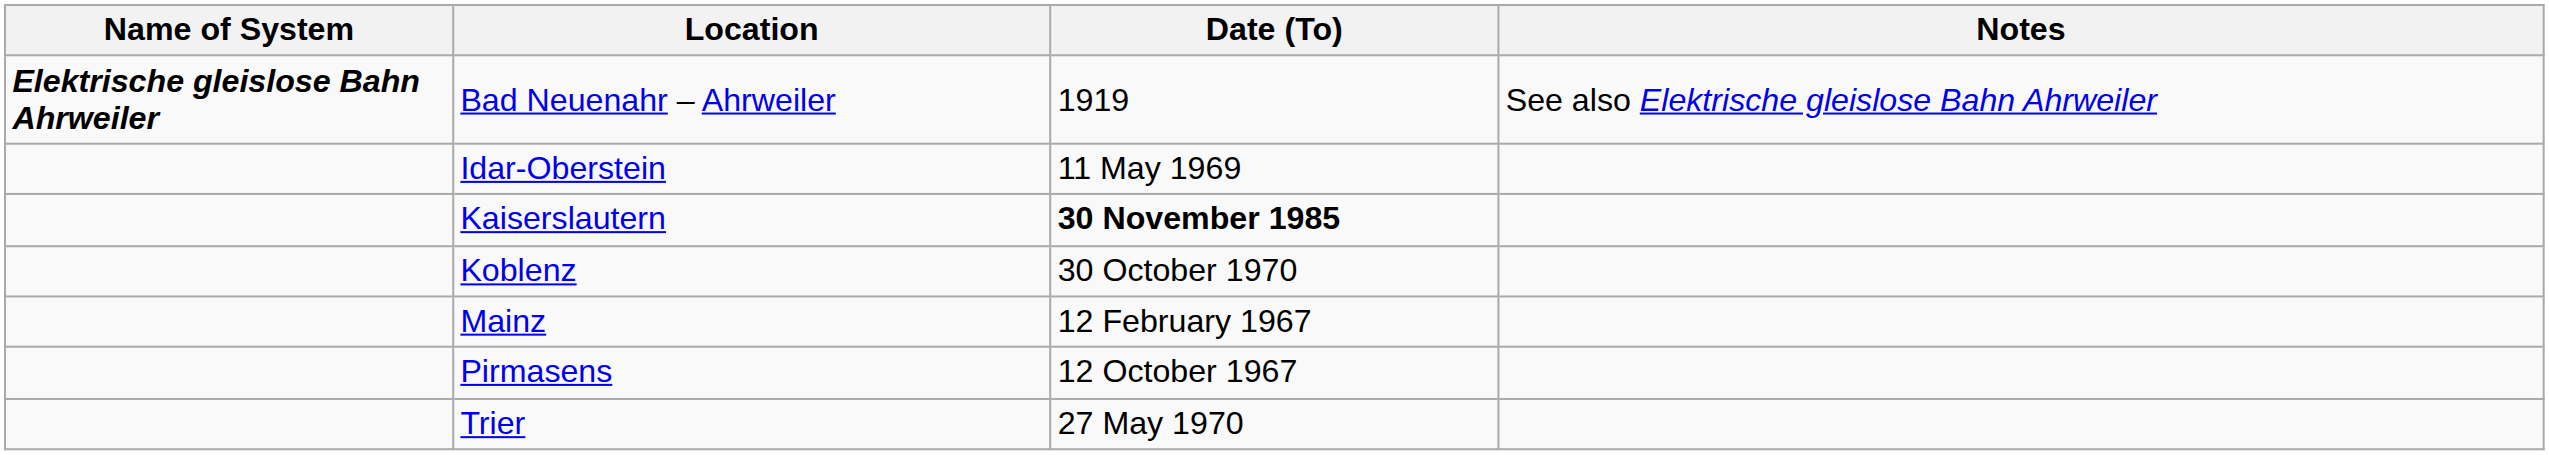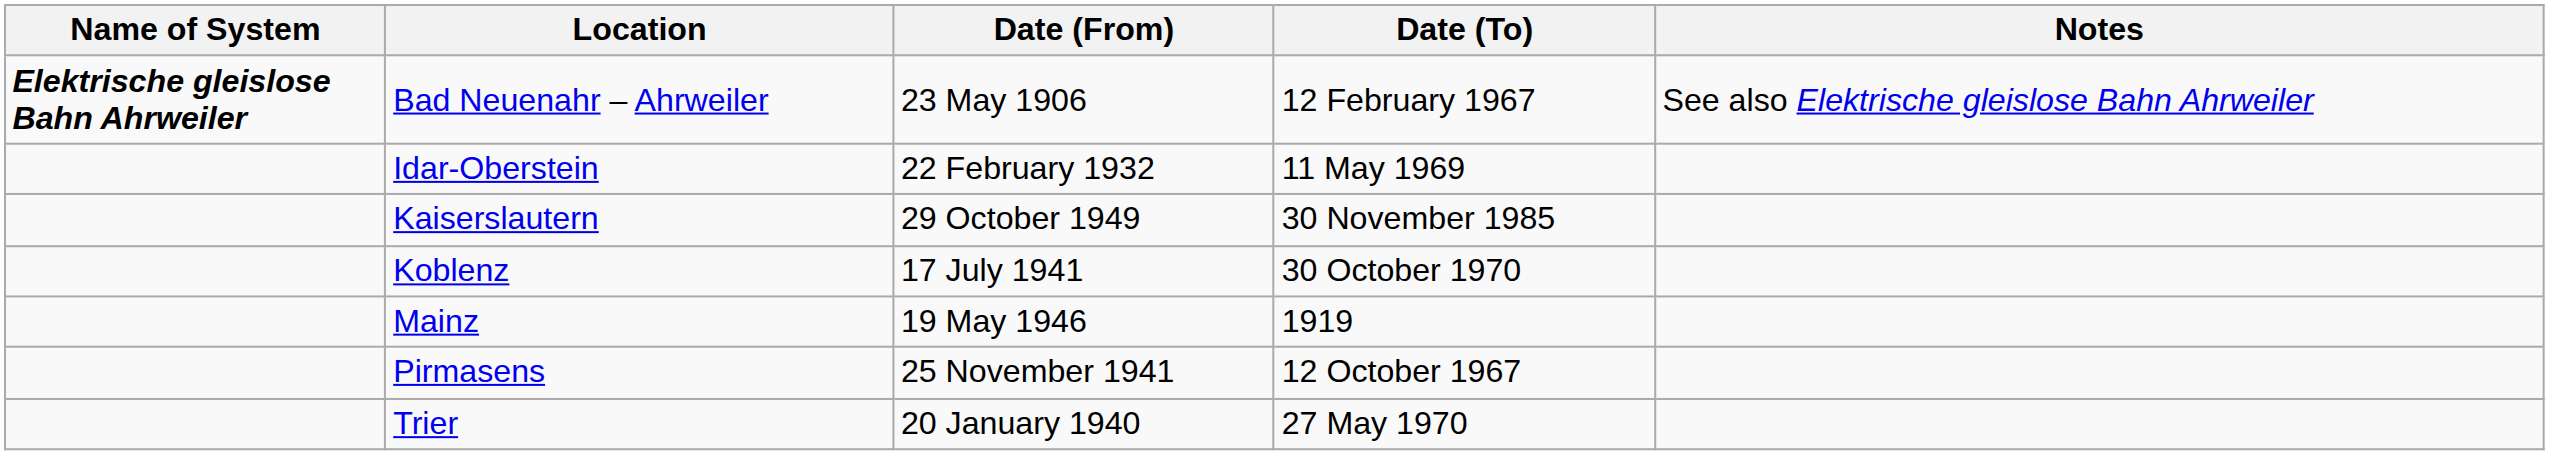+ column: (1084, 30)
(1093, 99) 1919 -> (1409, 99) 12 February 1967
(1199, 219) bold -> (1418, 219) normal
(1185, 321) 12 February 1967 -> (1317, 321) 1919
